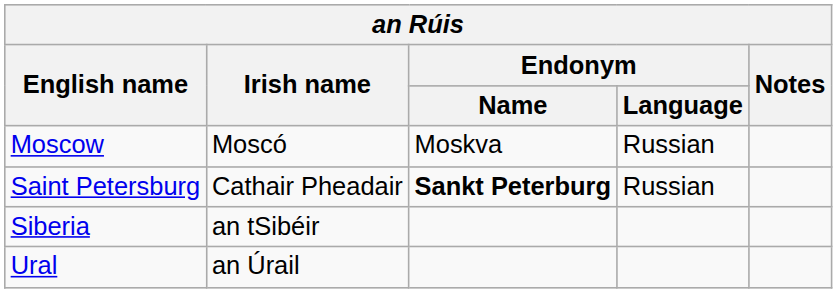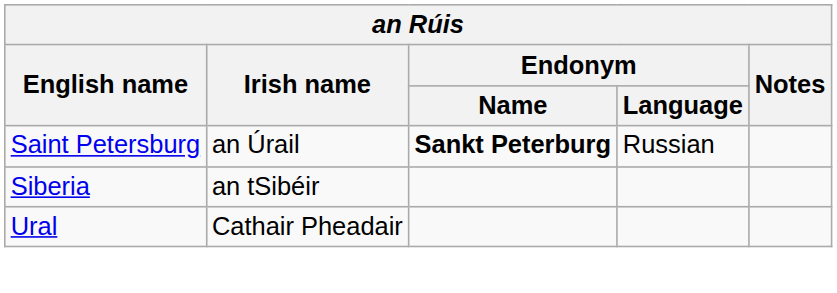- row: (57, 145)
(307, 186) Cathair Pheadair -> (256, 145) an Úrail
(256, 266) an Úrail -> (307, 226) Cathair Pheadair
